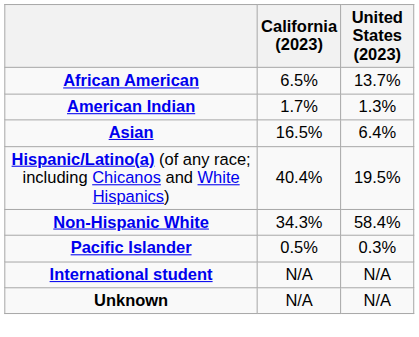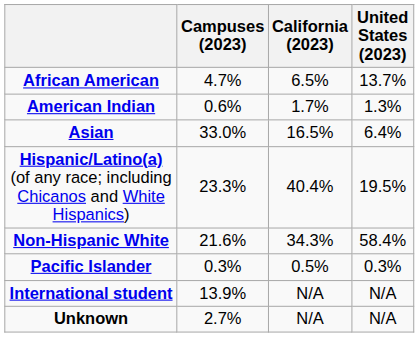+ column: (223, 36)
